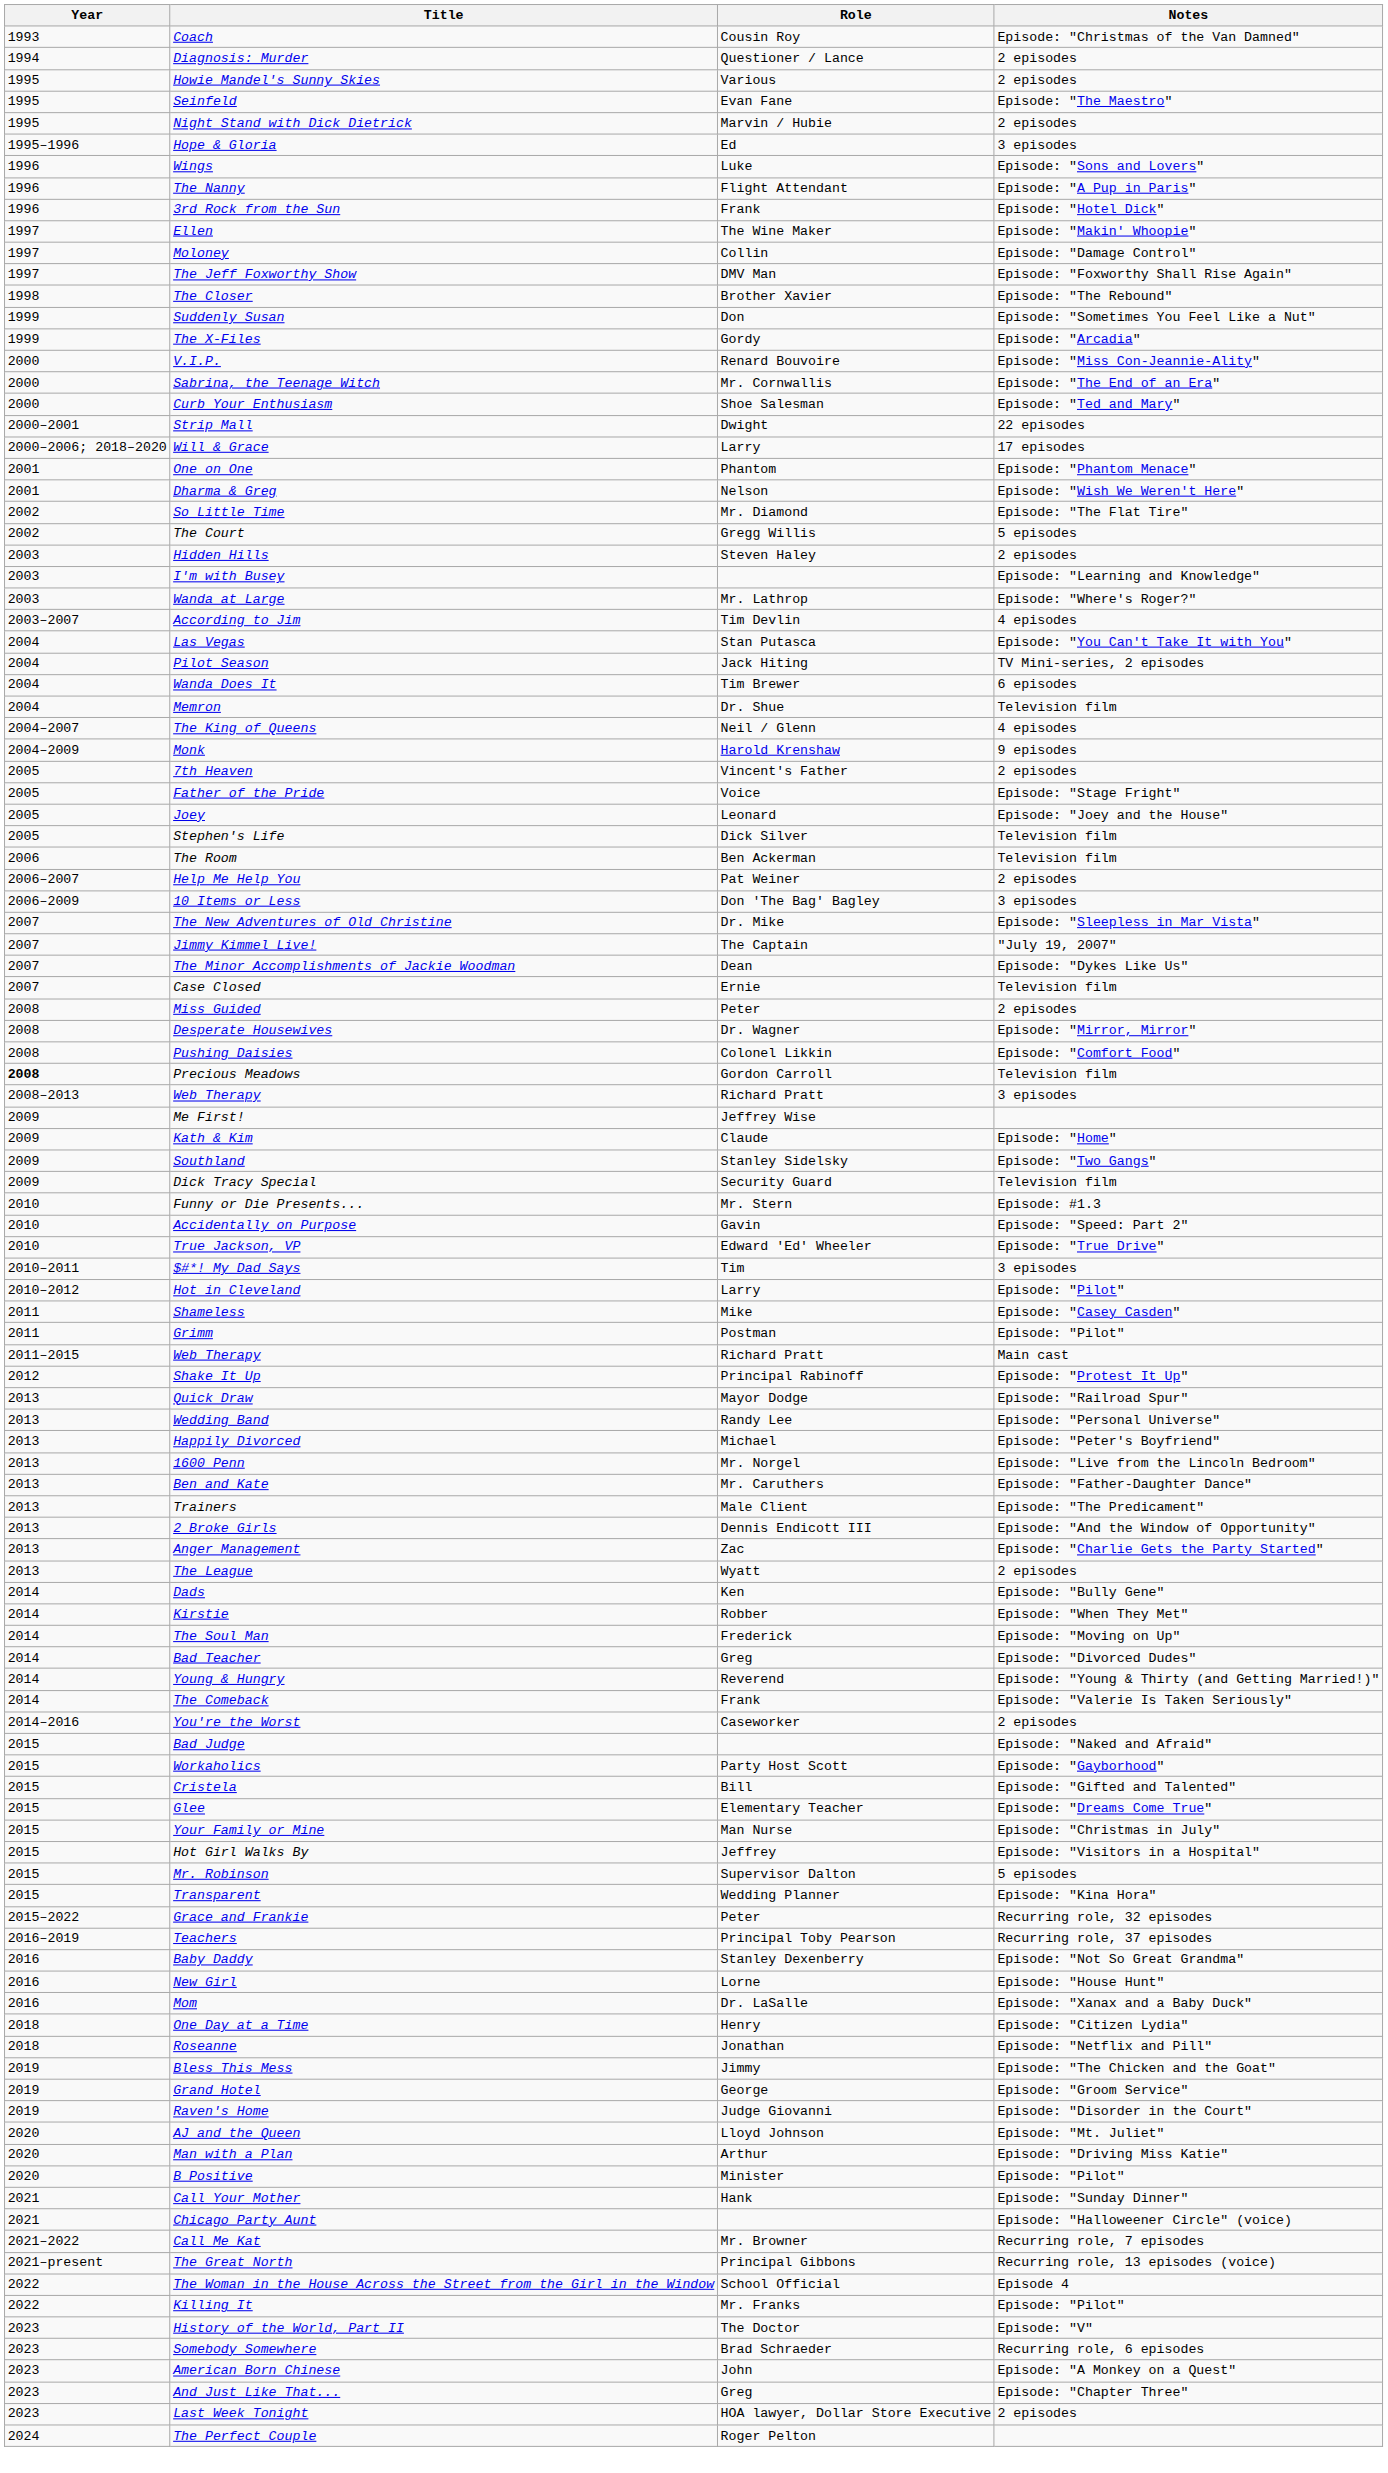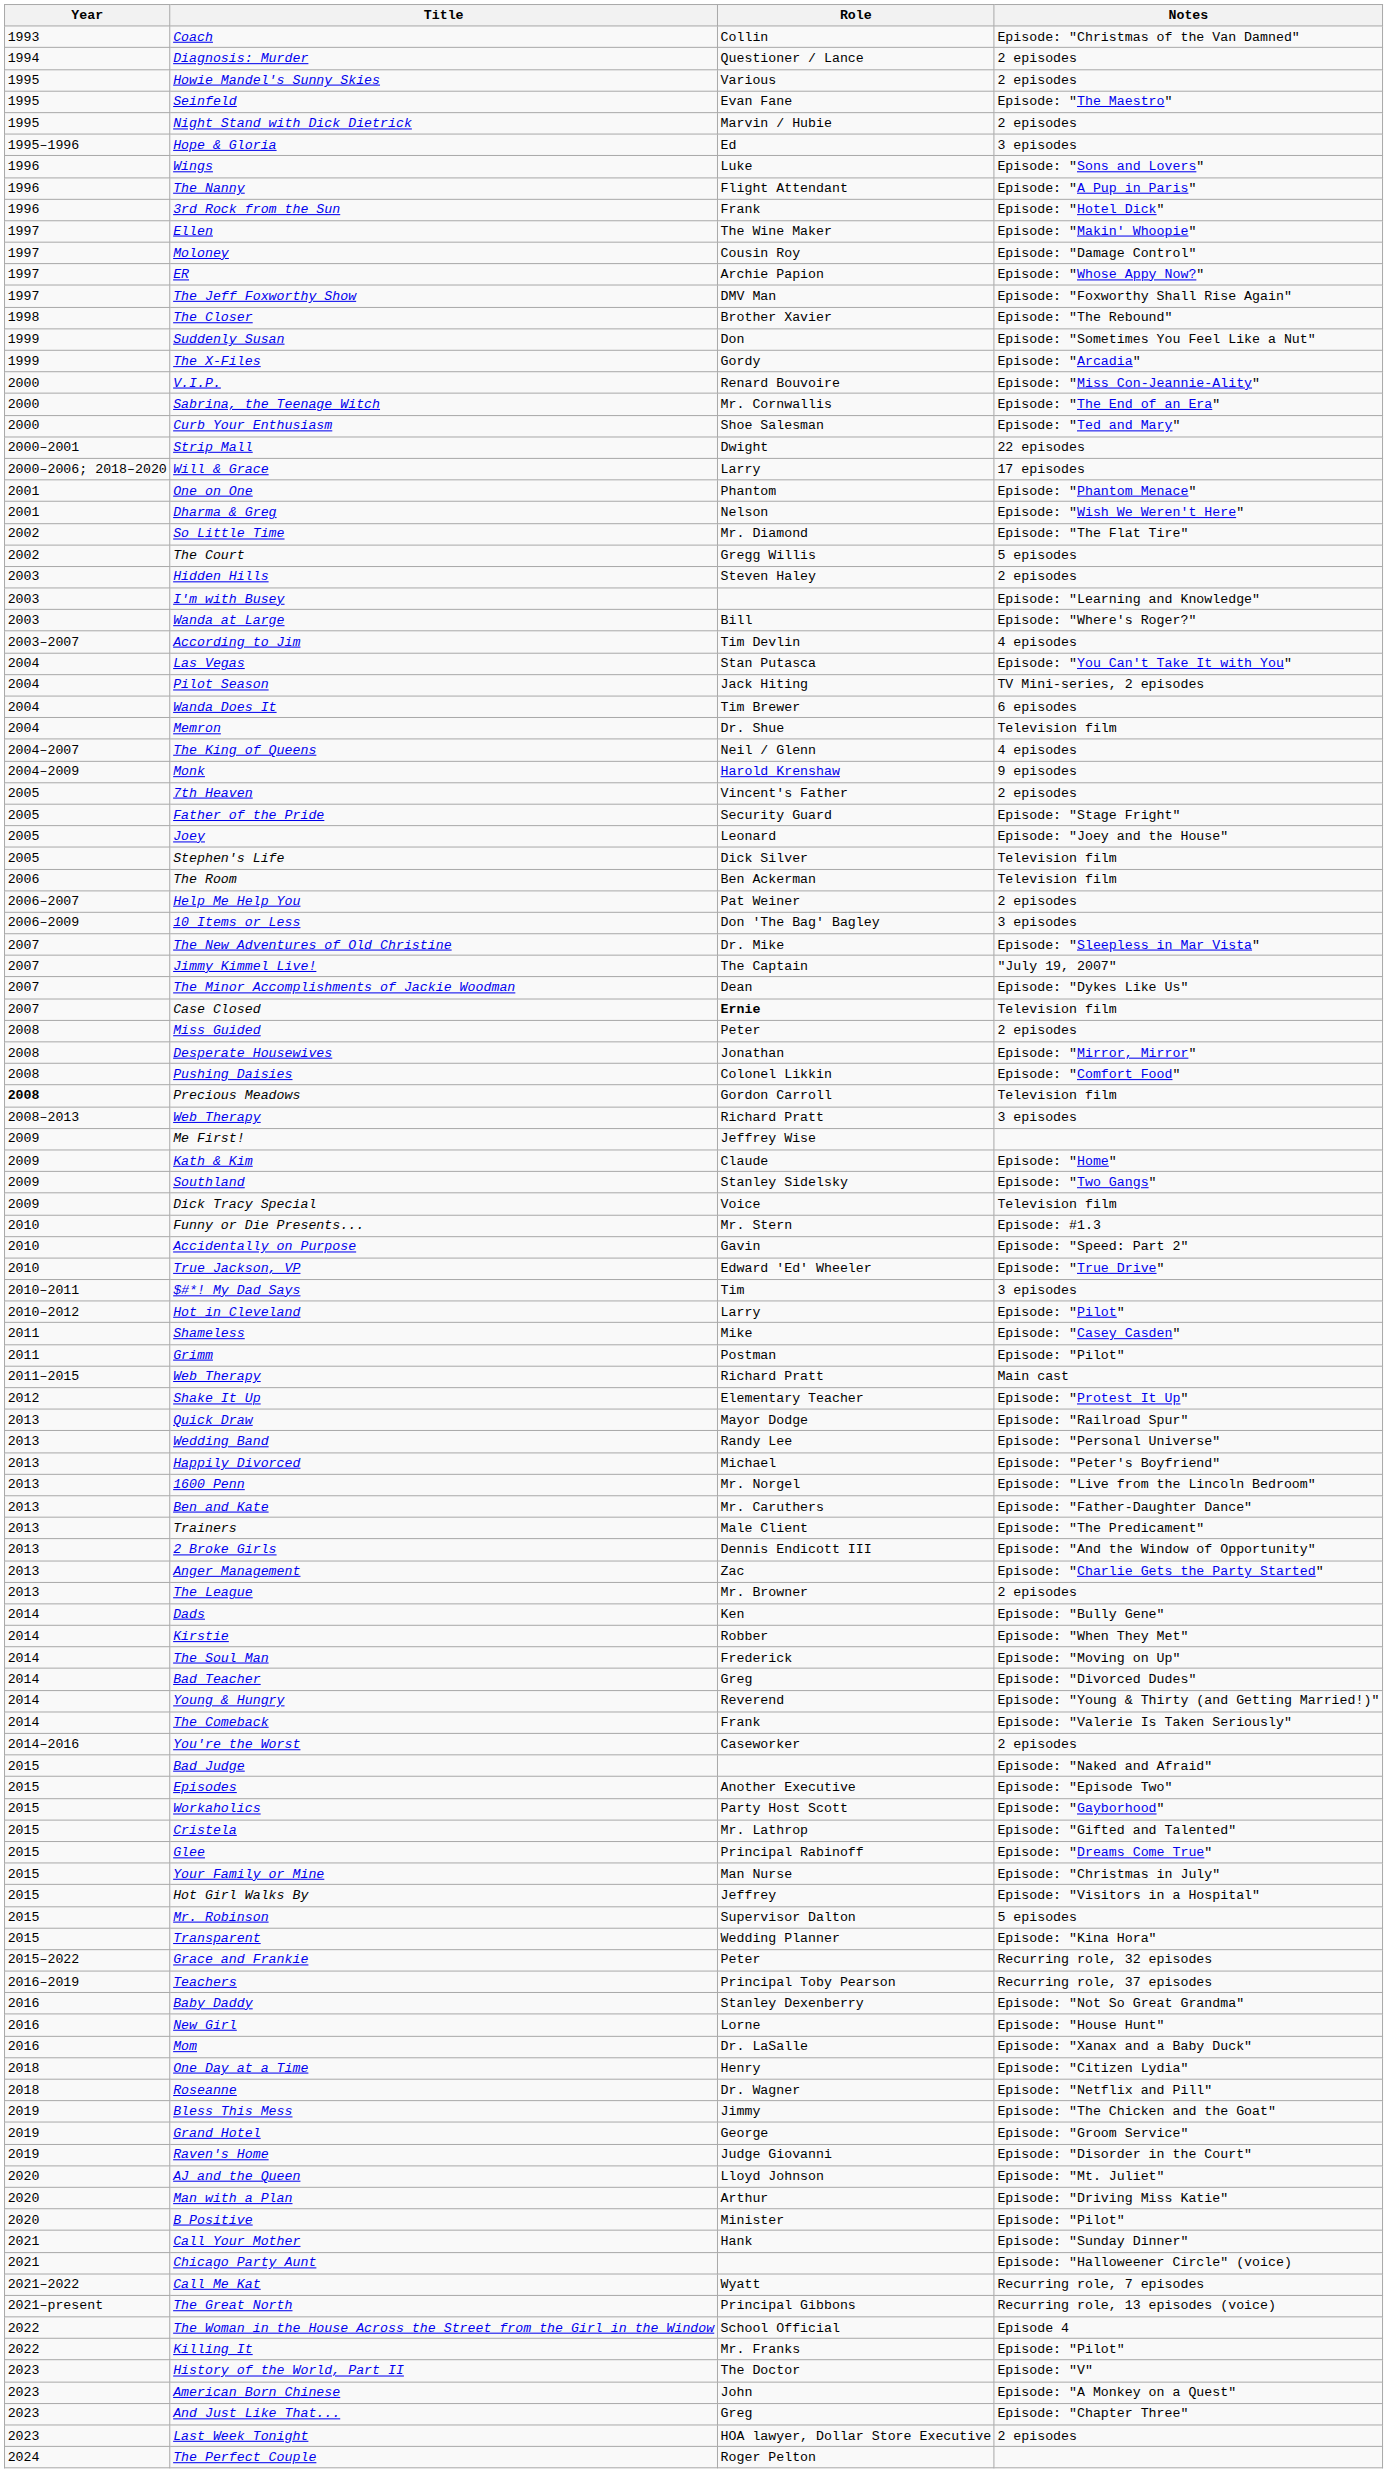(760, 37) Cousin Roy -> (744, 37) Collin
(744, 253) Collin -> (760, 253) Cousin Roy
+ row: (181, 275)
(764, 599) Mr. Lathrop -> (736, 620) Bill
(740, 793) Voice -> (776, 815) Security Guard
(740, 988) normal -> (740, 1009) bold
(760, 1031) Dr. Wagner -> (752, 1053) Jonathan
(776, 1182) Security Guard -> (740, 1204) Voice
(792, 1377) Principal Rabinoff -> (792, 1398) Elementary Teacher
(740, 1571) Wyatt -> (764, 1593) Mr. Browner
+ row: (205, 1787)
(736, 1787) Bill -> (764, 1831) Mr. Lathrop
(792, 1809) Elementary Teacher -> (792, 1852) Principal Rabinoff
(752, 2047) Jonathan -> (760, 2090) Dr. Wagner
(764, 2241) Mr. Browner -> (740, 2284) Wyatt
- row: (245, 2349)
